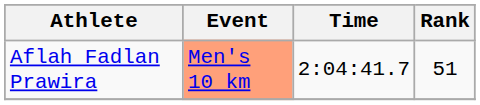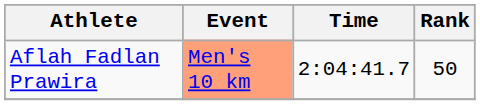(445, 70) 51 -> (445, 70) 50
